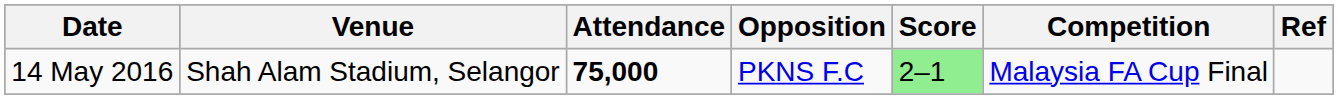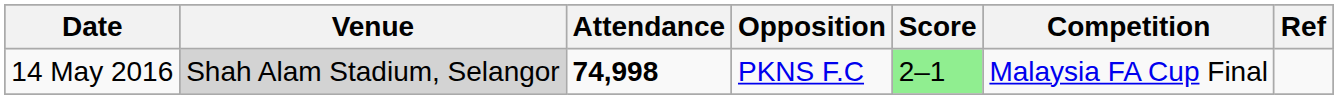(373, 71) no background -> (373, 71) lightgrey background
(615, 71) 75,000 -> (615, 71) 74,998
